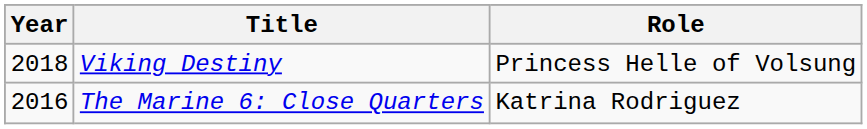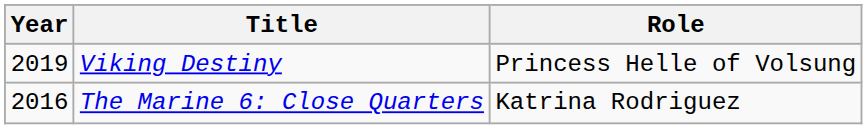(40, 64) 2018 -> (40, 64) 2019
